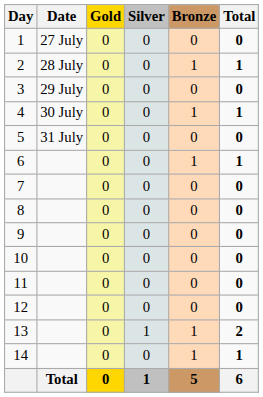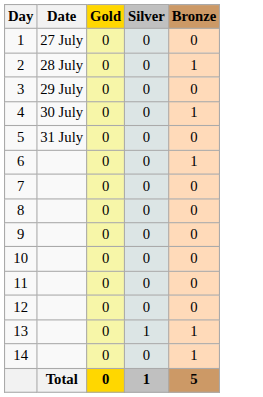- column: (239, 16)
